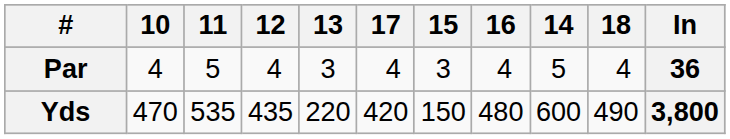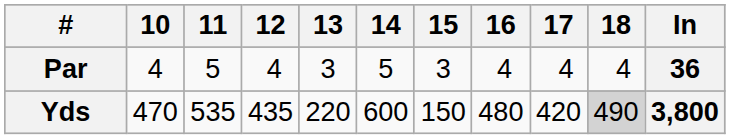columns swapped: (558, 25) <-> (386, 25)
(616, 111) no background -> (616, 111) lightgrey background
